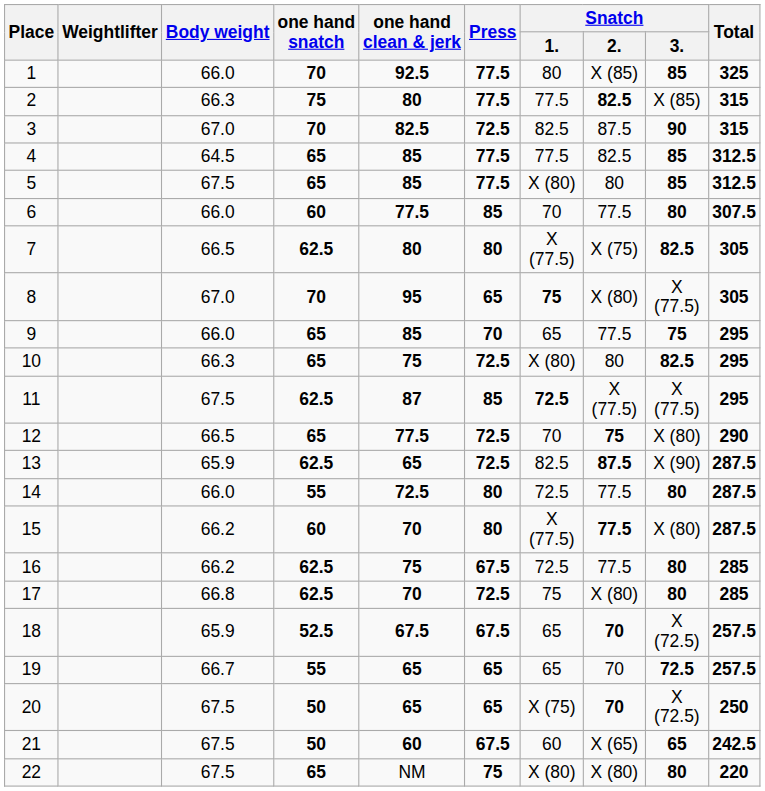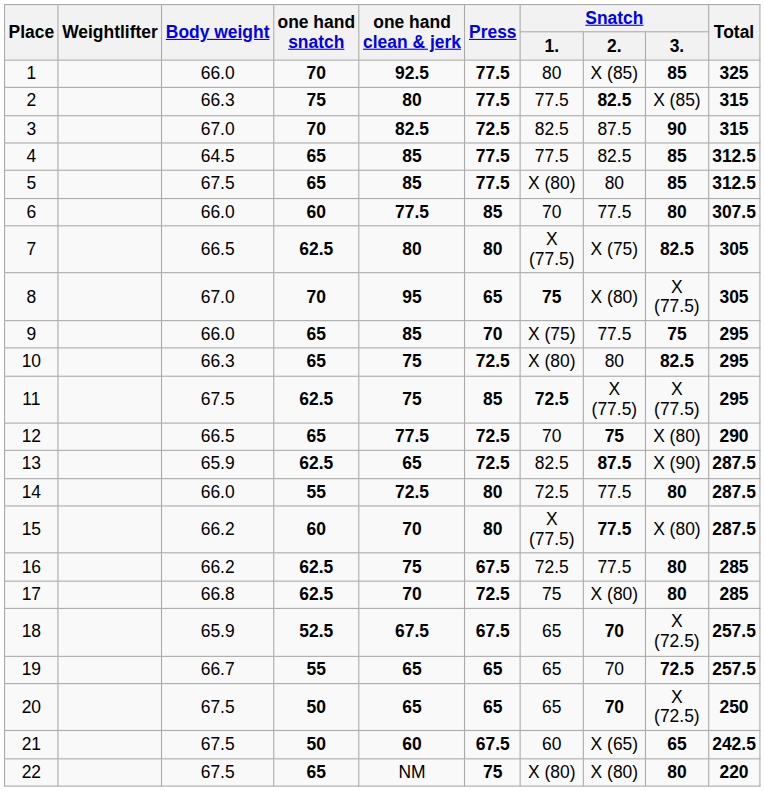(552, 334) 65 -> (552, 334) X (75)
(412, 399) 87 -> (412, 399) 75
(552, 707) X (75) -> (552, 707) 65
